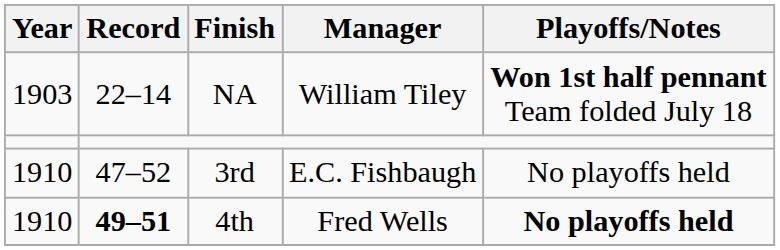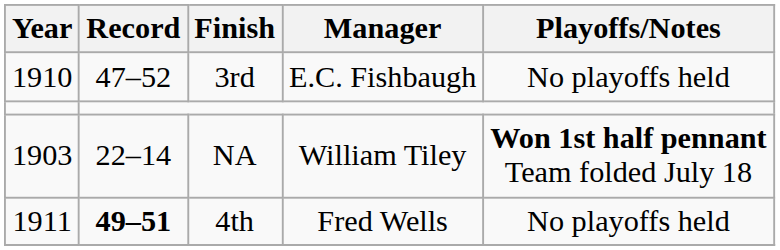rows swapped: (235, 93) <-> (235, 172)
(42, 220) 1910 -> (42, 220) 1911
(628, 220) bold -> (628, 220) normal
